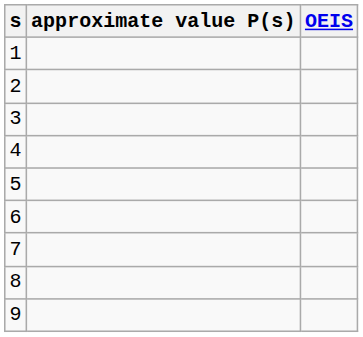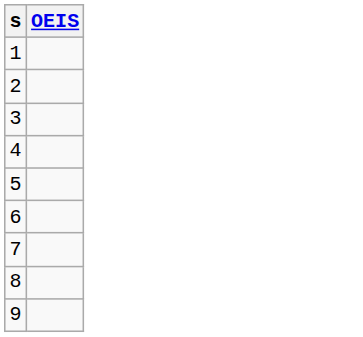- column: (163, 21)
